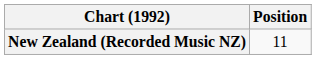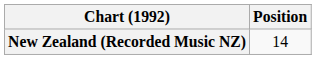(280, 41) 11 -> (280, 41) 14
